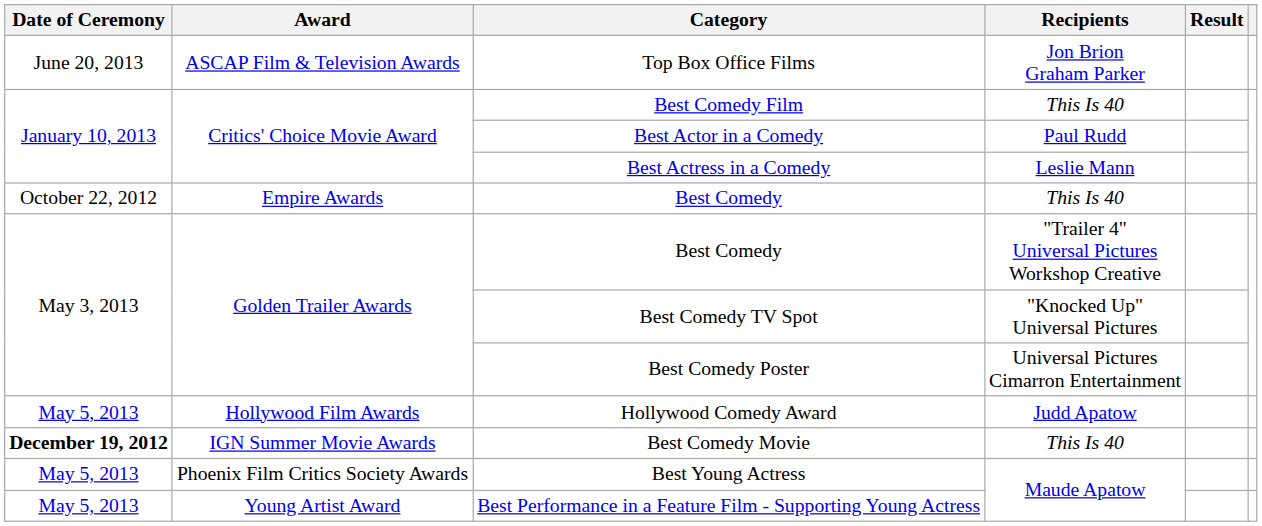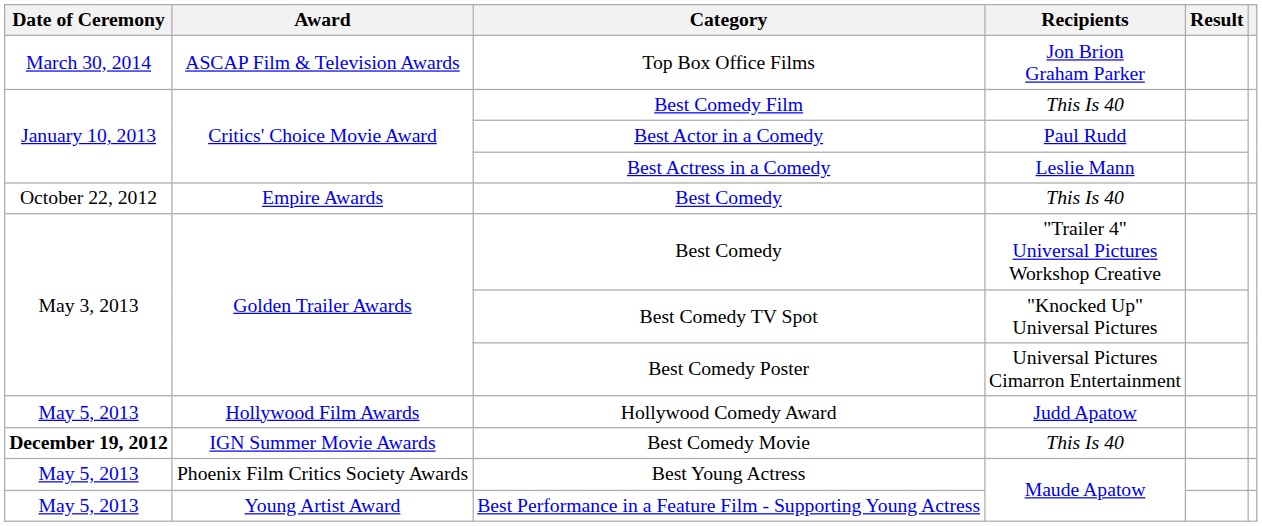(88, 62) June 20, 2013 -> (88, 62) March 30, 2014
